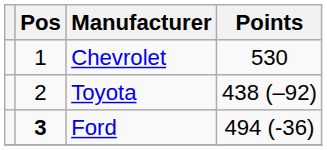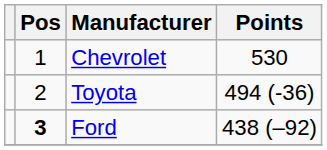(269, 93) 438 (–92) -> (269, 93) 494 (-36)
(269, 128) 494 (-36) -> (269, 128) 438 (–92)
